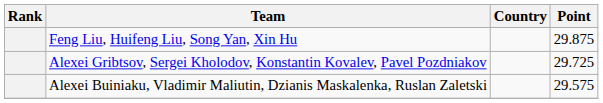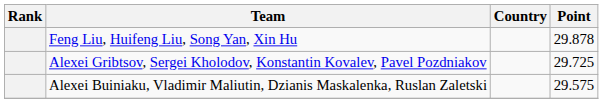(574, 39) 29.875 -> (574, 39) 29.878
